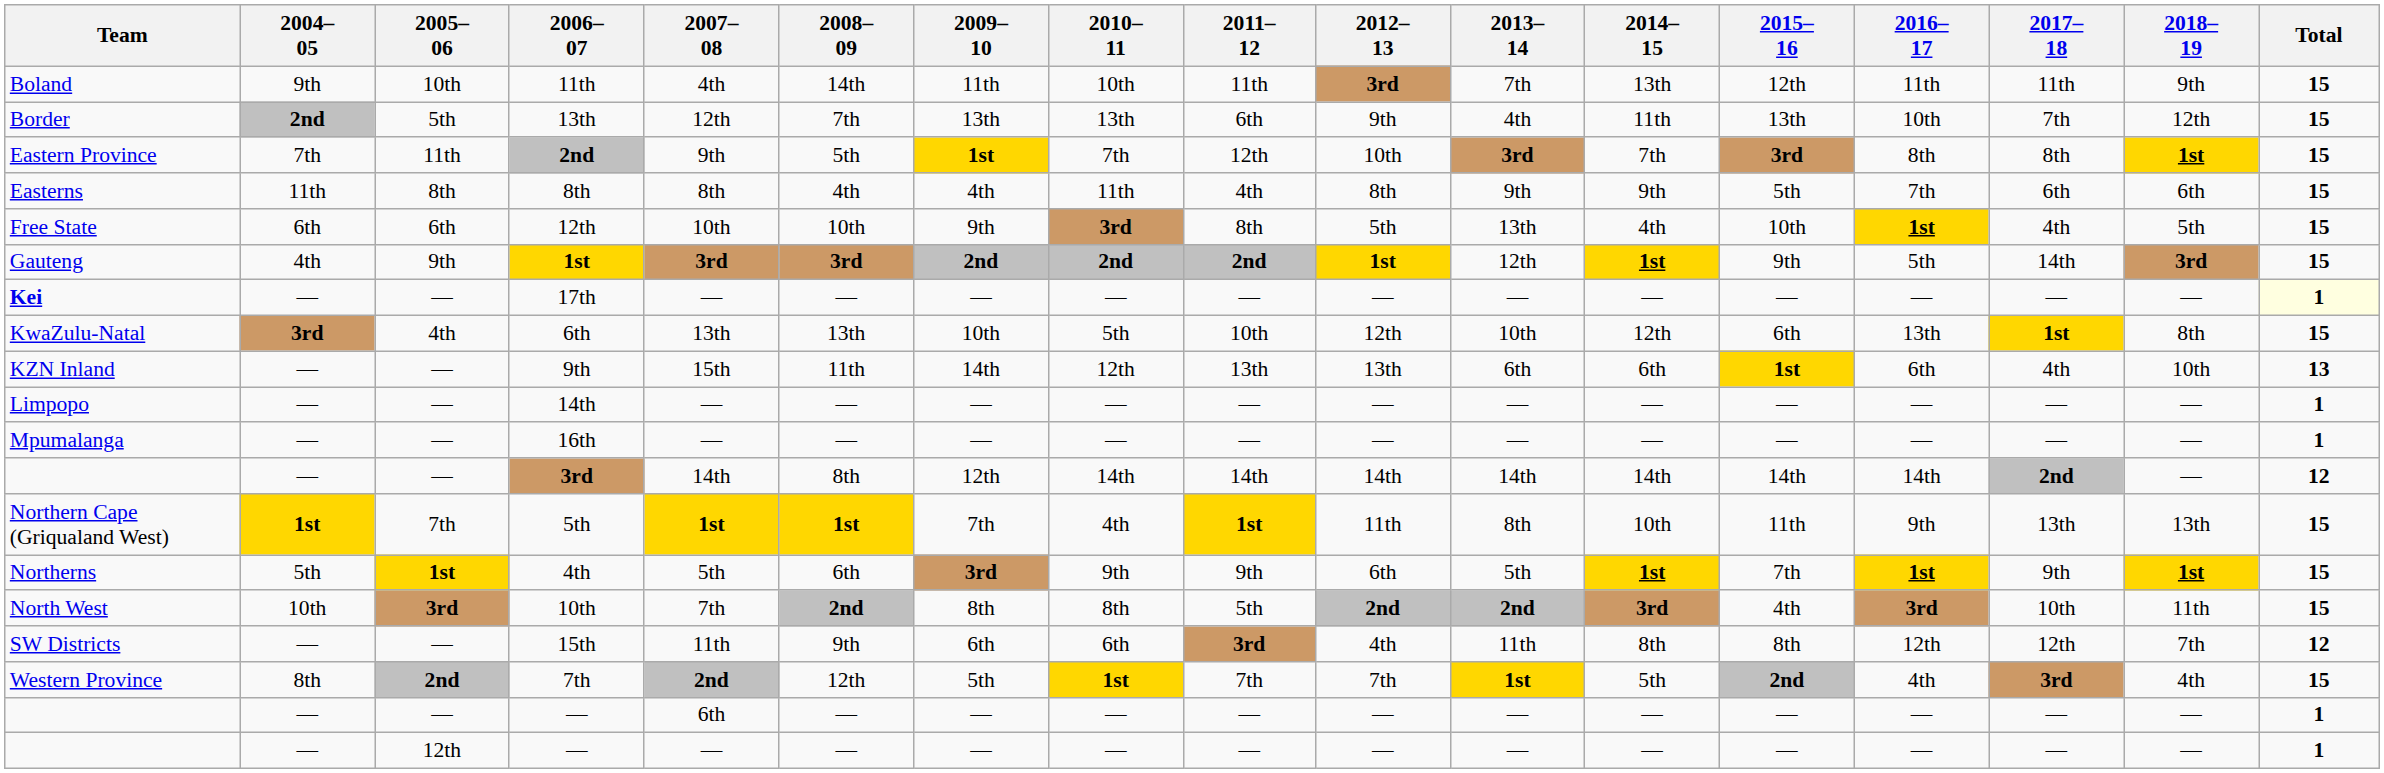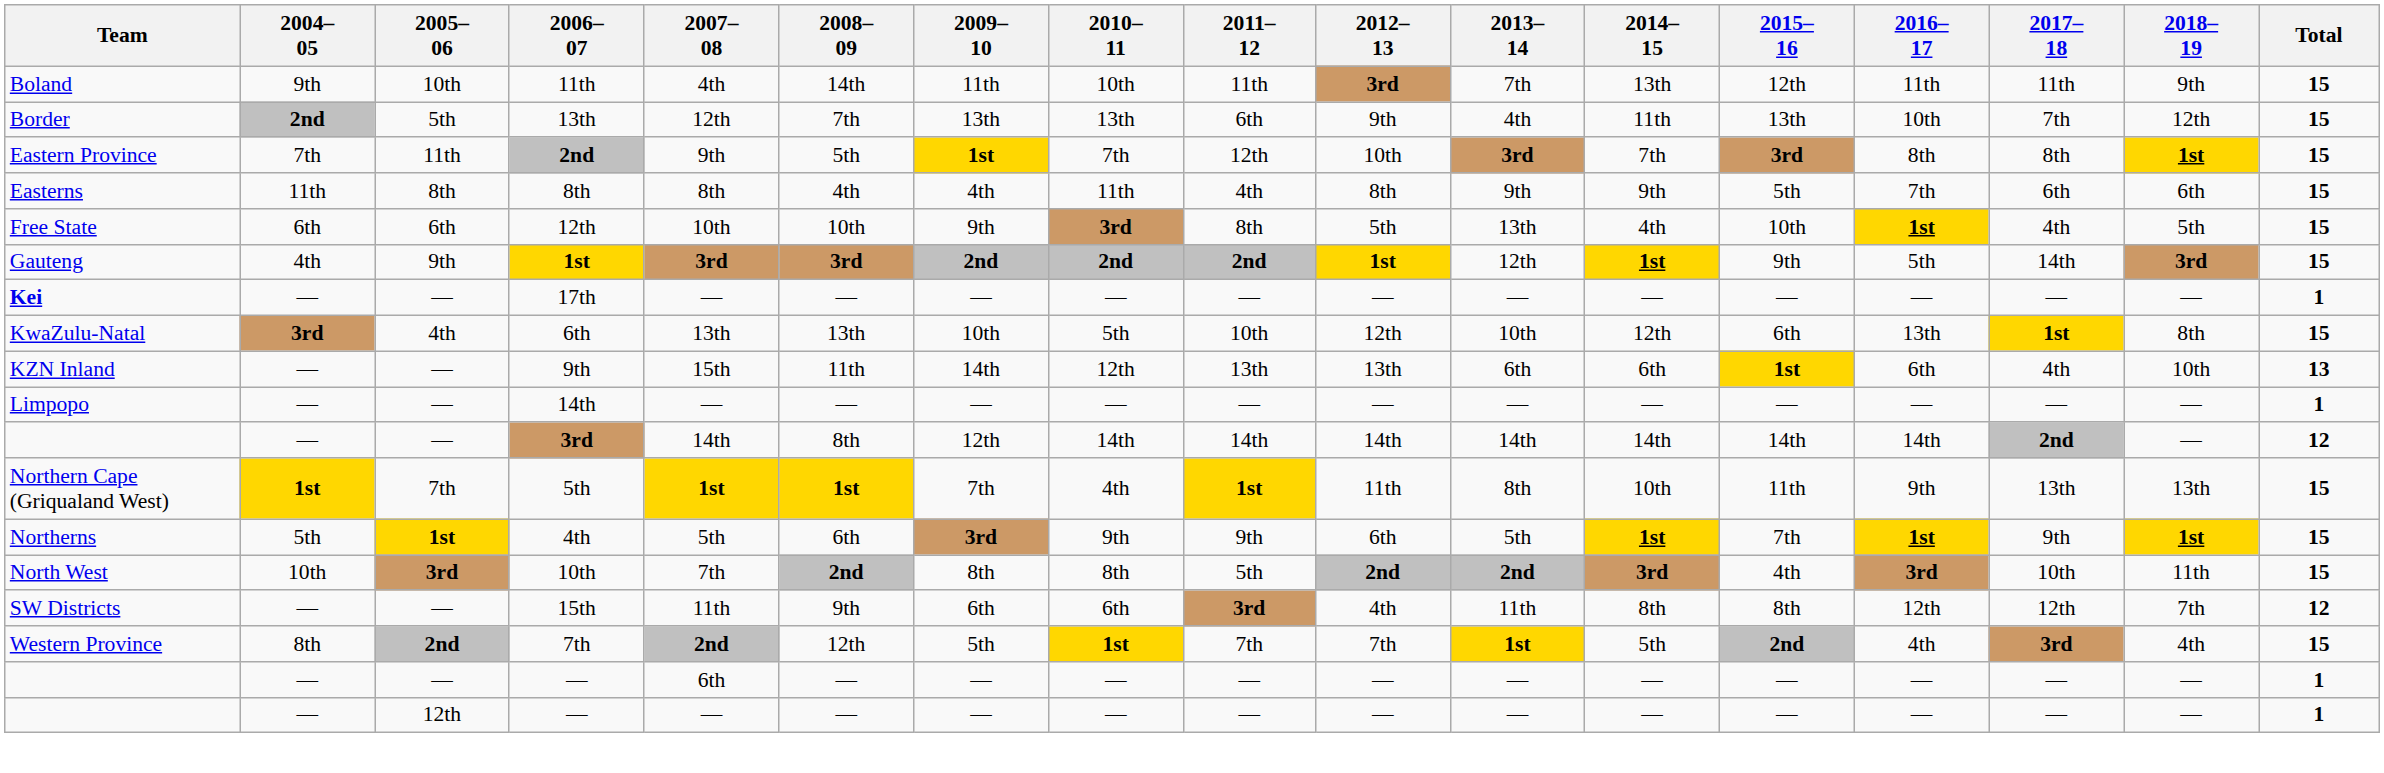(2319, 297) lightyellow background -> (2319, 297) no background
- row: (442, 440)
